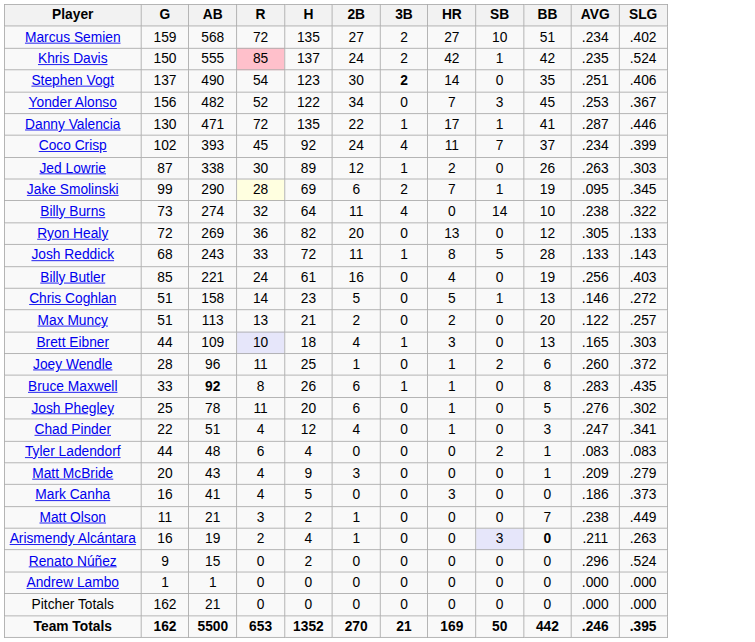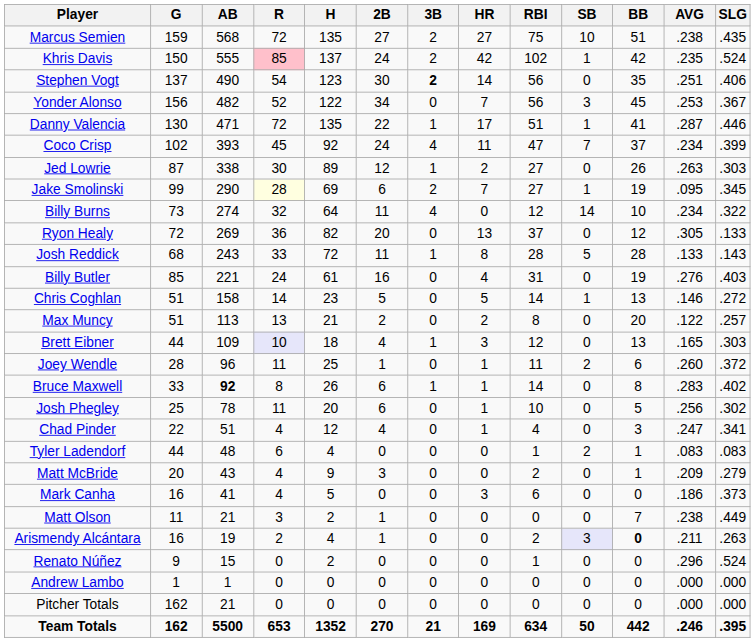+ column: (536, 15)
(595, 37) .234 -> (690, 37) .238
(643, 37) .402 -> (733, 37) .435
(595, 211) .238 -> (690, 211) .234
(595, 277) .256 -> (690, 277) .276
(643, 386) .435 -> (733, 386) .402
(595, 408) .276 -> (690, 408) .256
